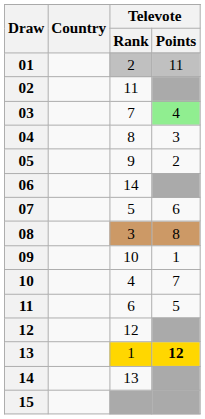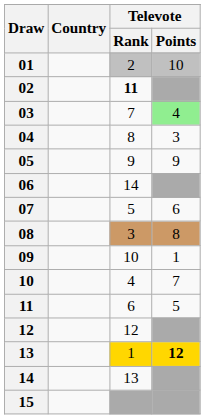(176, 64) 11 -> (176, 64) 10
(131, 88) normal -> (131, 88) bold
(176, 161) 2 -> (176, 161) 9
